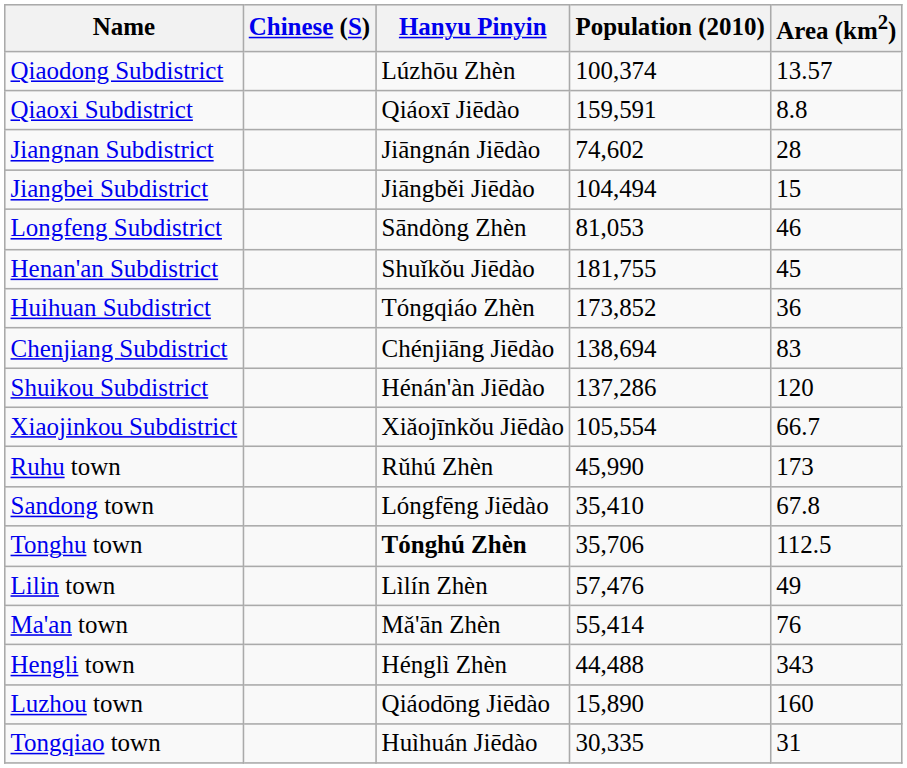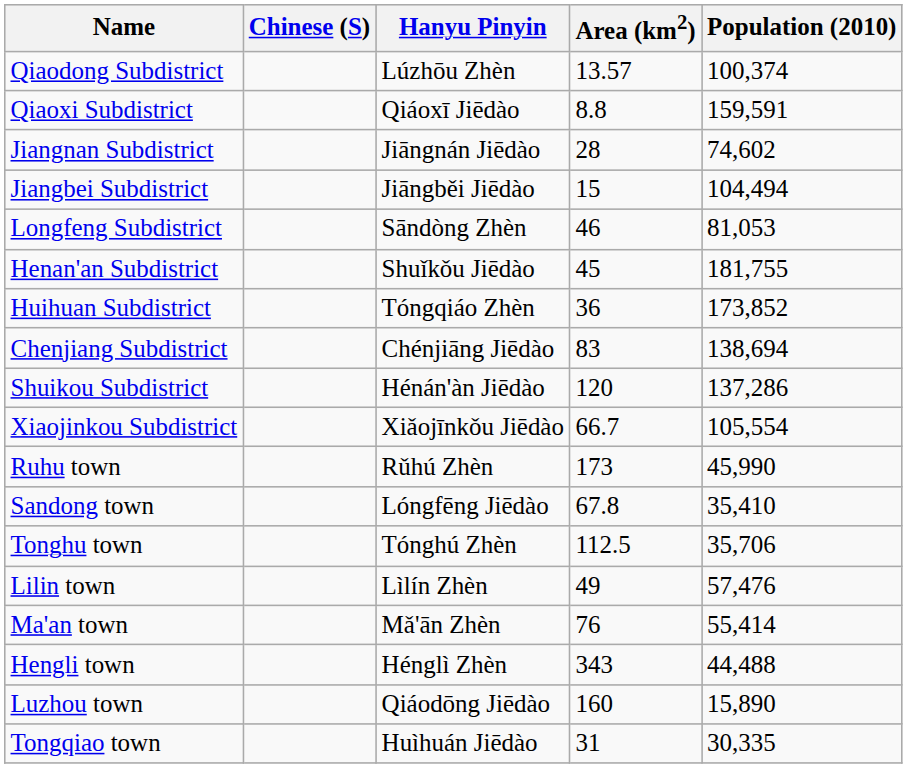columns swapped: (670, 27) <-> (836, 27)
(454, 545) bold -> (449, 545) normal
